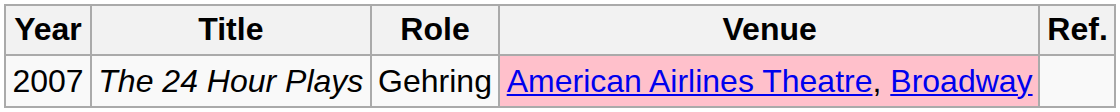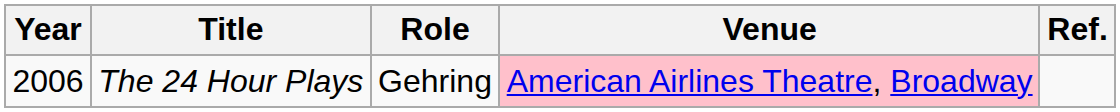(48, 80) 2007 -> (48, 80) 2006
